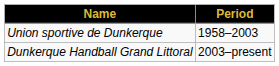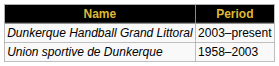rows swapped: (85, 33) <-> (100, 52)
